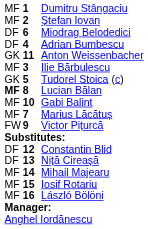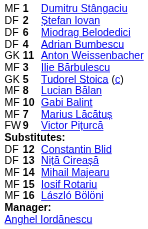(12, 21) MF -> (12, 21) DF
(12, 91) bold -> (12, 91) normal
